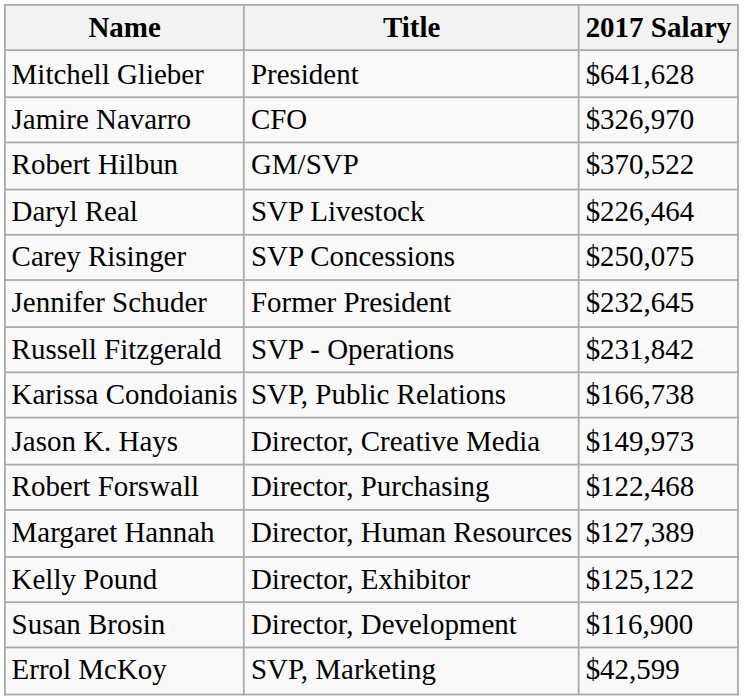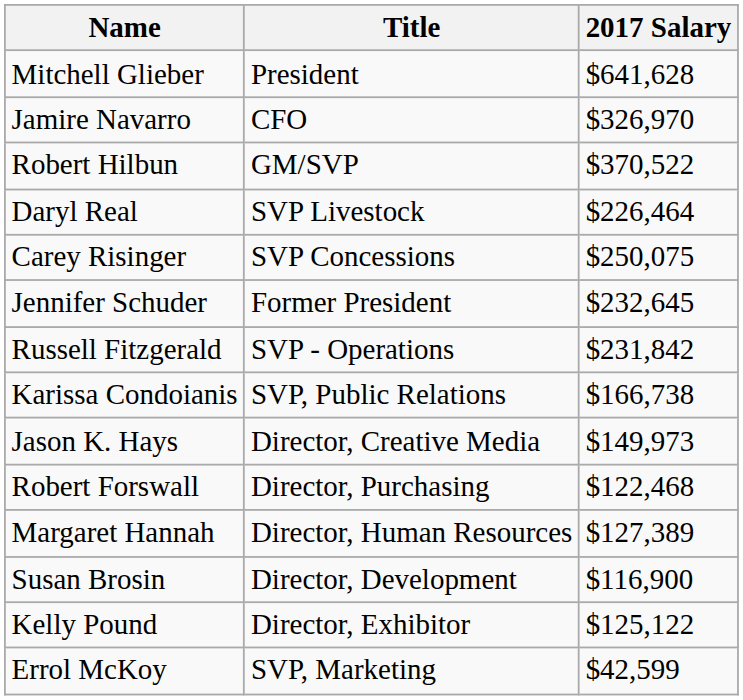rows swapped: (84, 578) <-> (88, 624)
